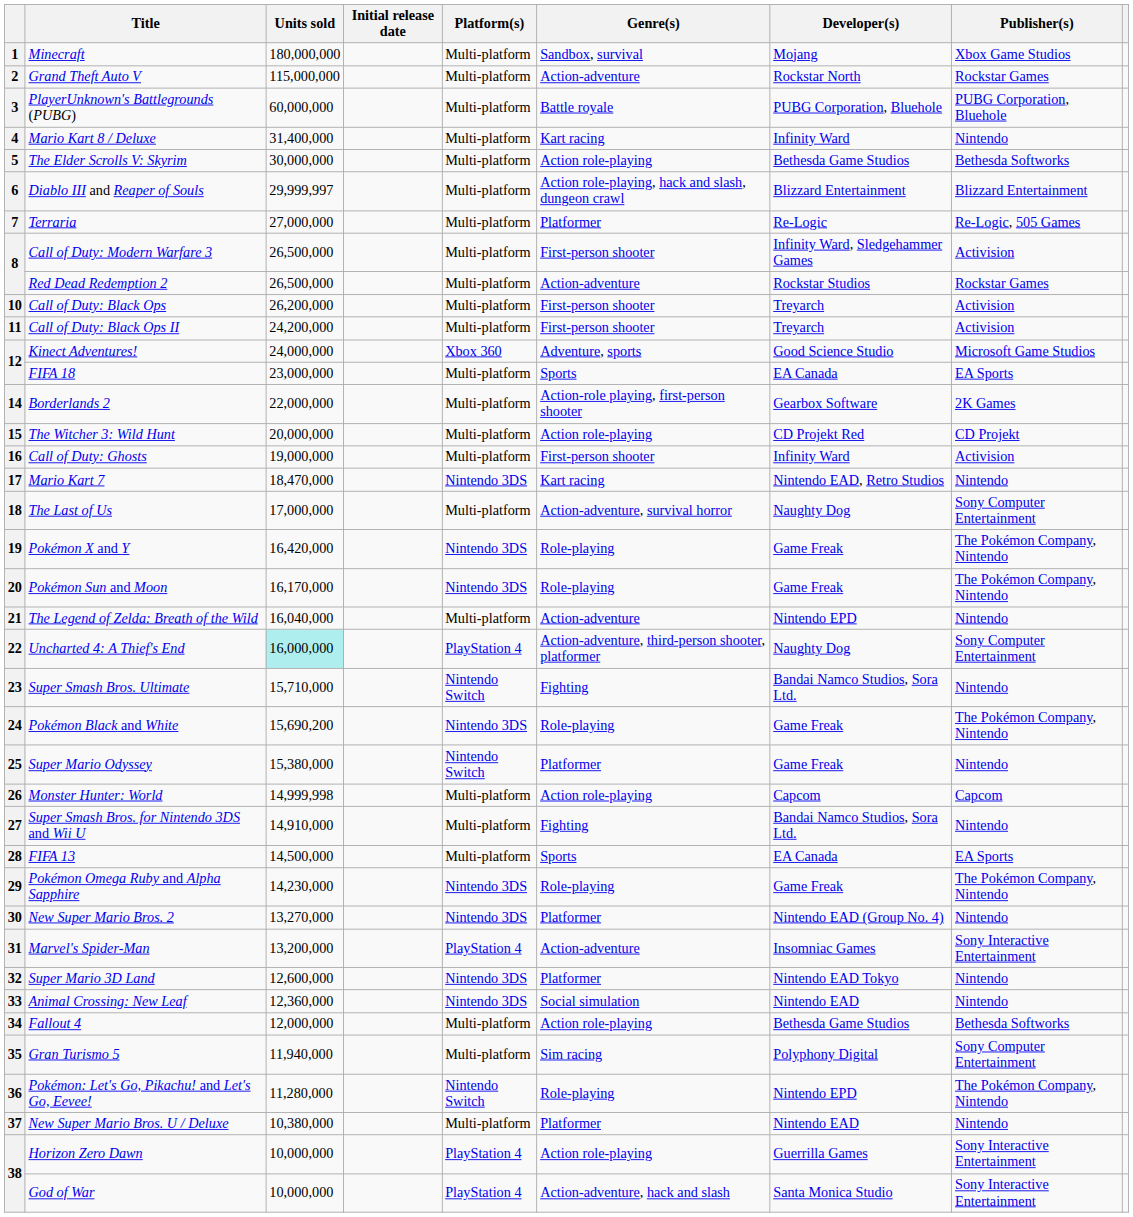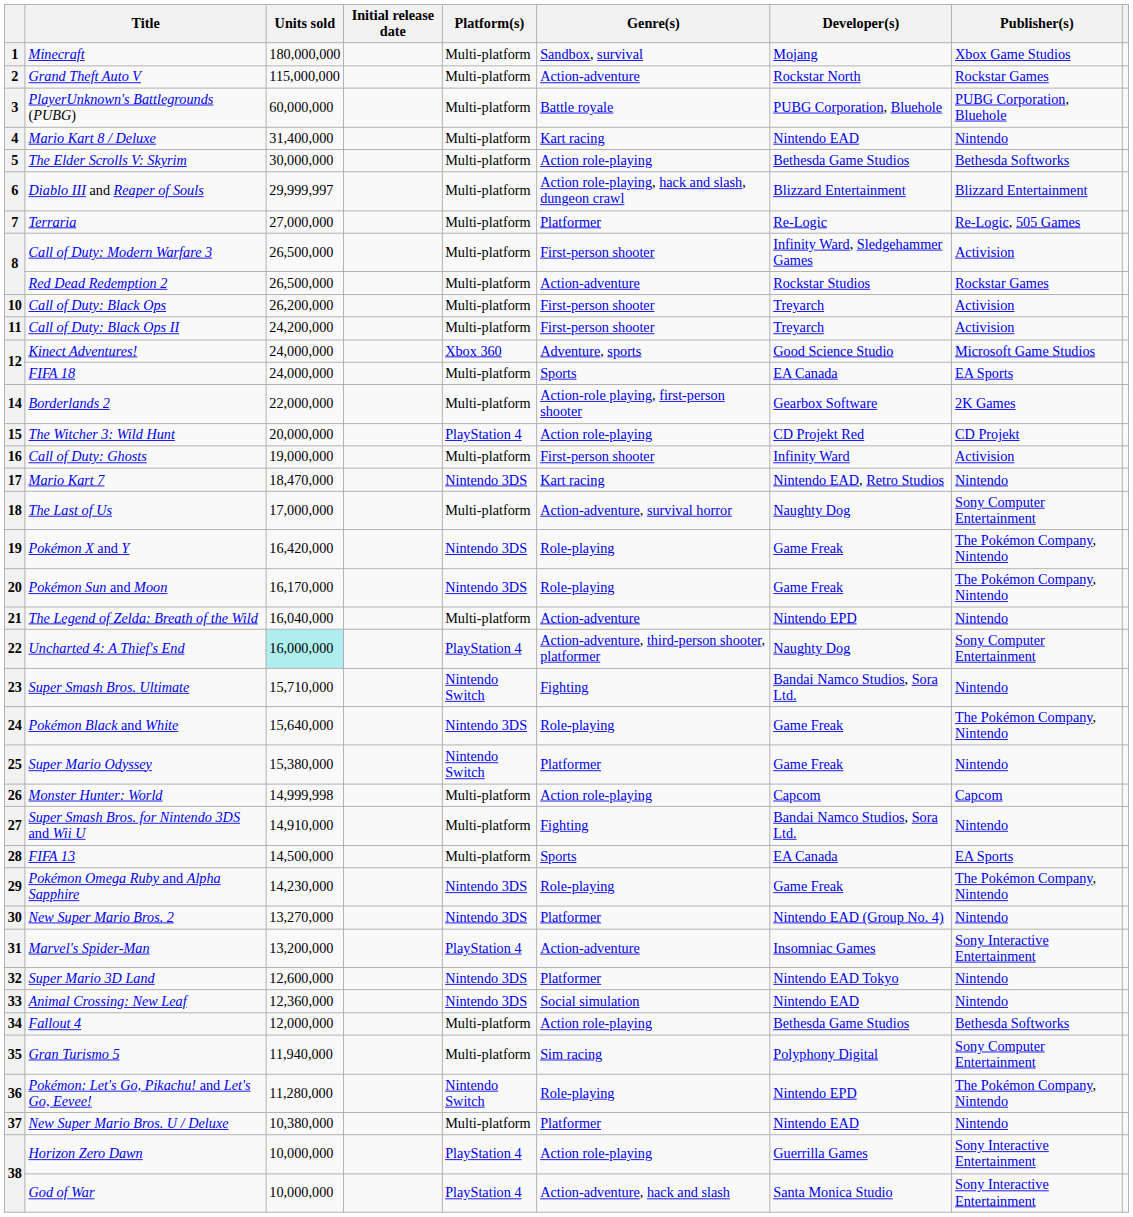(811, 138) Infinity Ward -> (816, 138) Nintendo EAD
(301, 373) 23,000,000 -> (301, 373) 24,000,000
(488, 434) Multi-platform -> (483, 434) PlayStation 4
(301, 726) 15,690,200 -> (301, 726) 15,640,000
